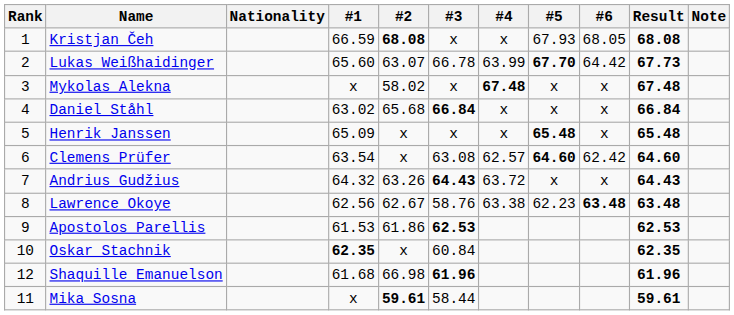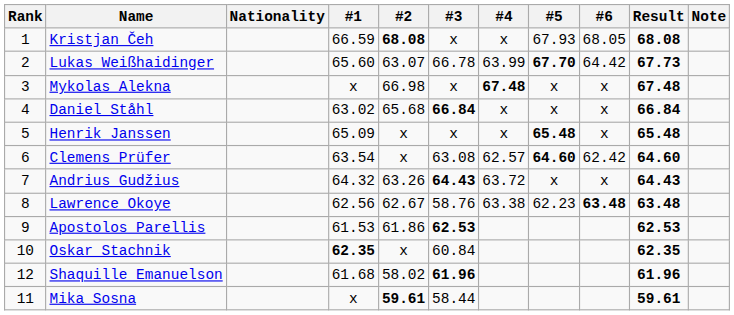(404, 87) 58.02 -> (404, 87) 66.98
(404, 275) 66.98 -> (404, 275) 58.02
